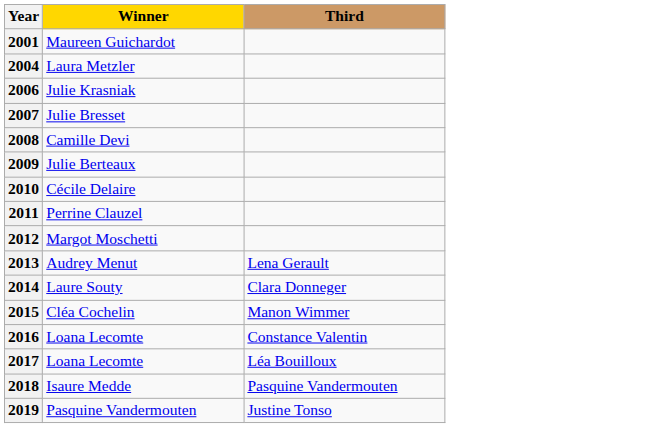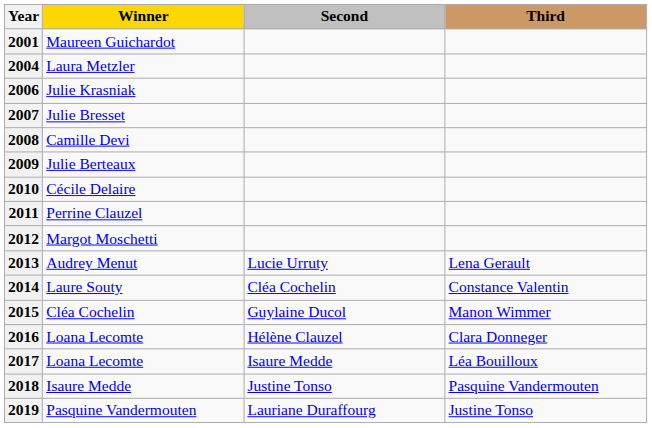+ column: (344, 16)
(297, 287) Clara Donneger -> (509, 287) Constance Valentin
(307, 336) Constance Valentin -> (498, 336) Clara Donneger
